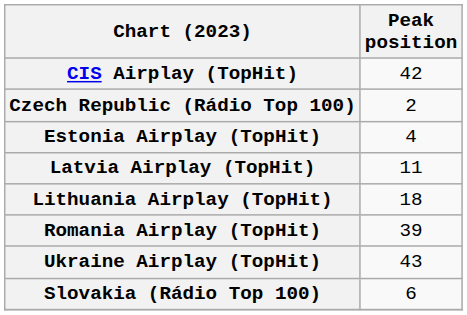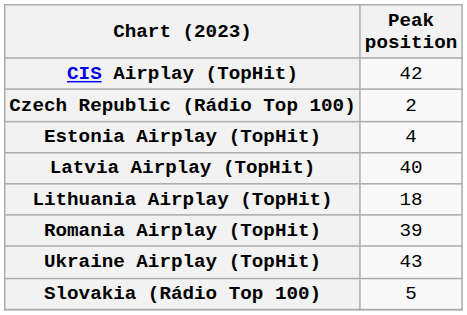(411, 168) 11 -> (411, 168) 40
(411, 293) 6 -> (411, 293) 5
